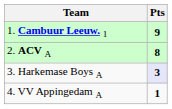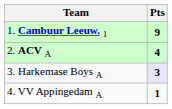(157, 52) 8 -> (157, 52) 4
